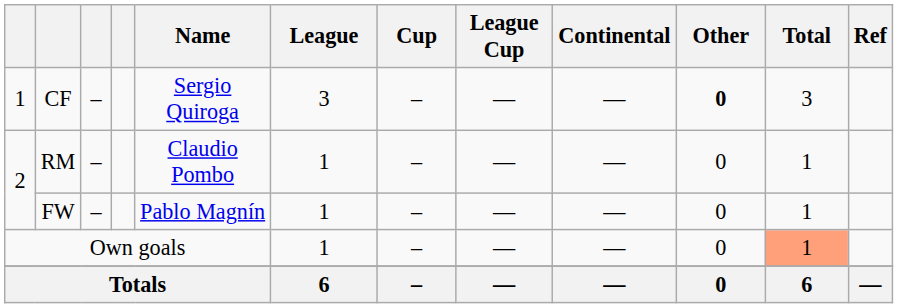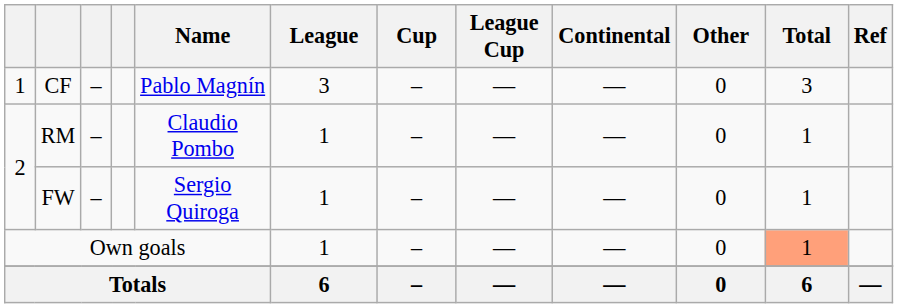(203, 98) Sergio Quiroga -> (203, 85) Pablo Magnín
(721, 98) bold -> (721, 85) normal
(203, 211) Pablo Magnín -> (203, 198) Sergio Quiroga
